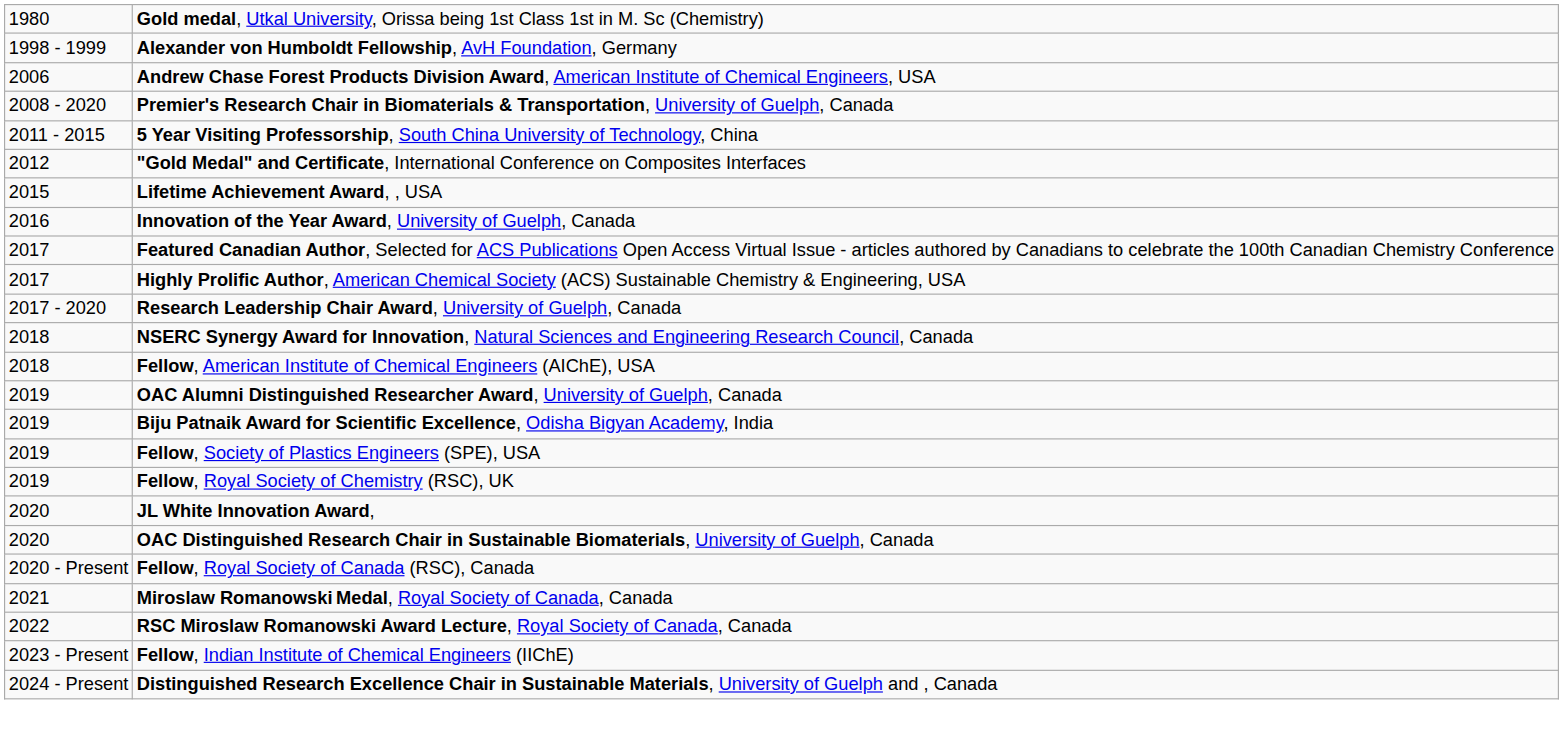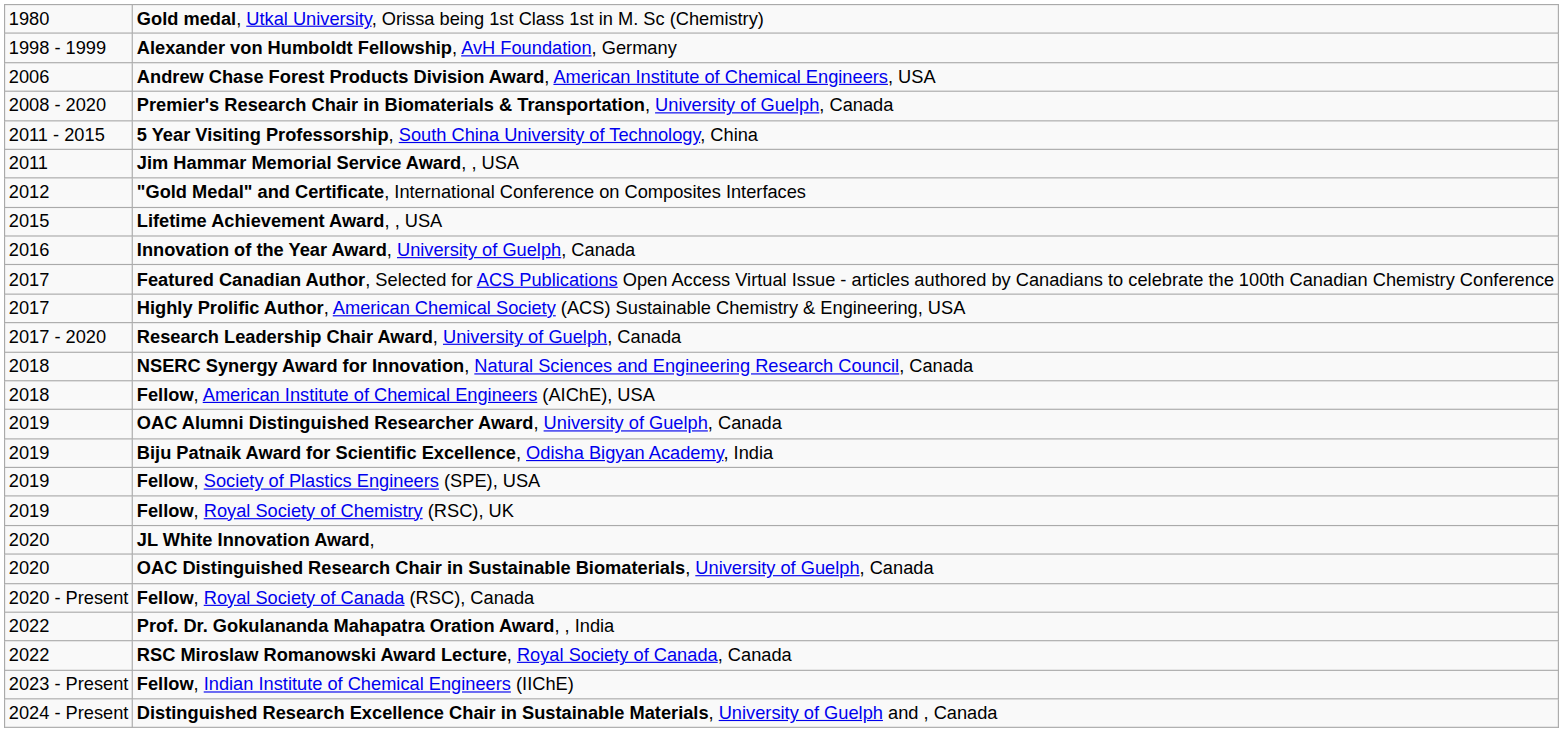+ row: (328, 163)
- row: (405, 597)
+ row: (376, 626)
